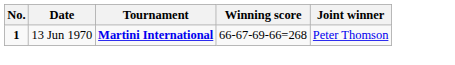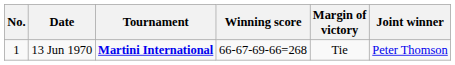+ column: (340, 22)
(16, 35) bold -> (16, 50) normal
